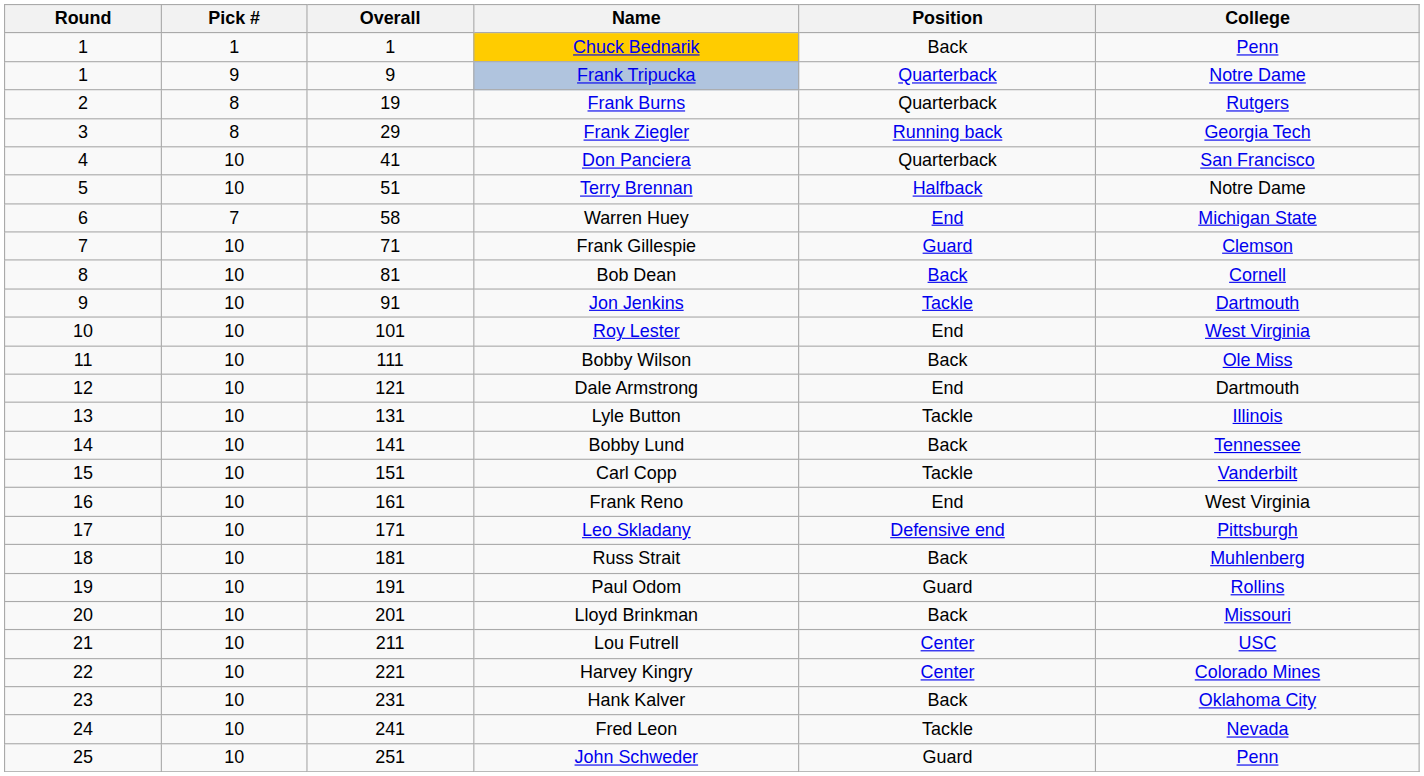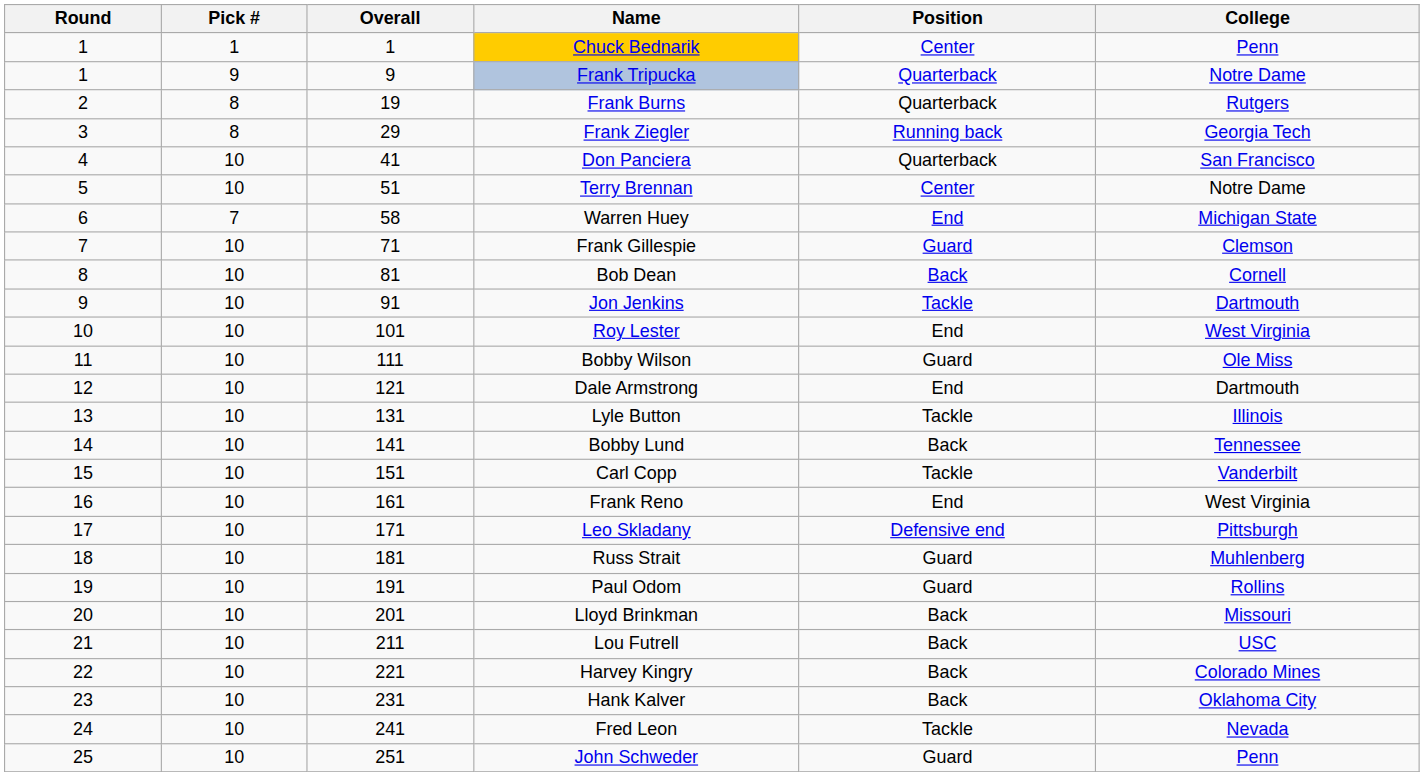(948, 47) Back -> (948, 47) Center
(948, 189) Halfback -> (948, 189) Center
(948, 359) Back -> (948, 359) Guard
(948, 558) Back -> (948, 558) Guard
(948, 643) Center -> (948, 643) Back
(948, 672) Center -> (948, 672) Back
